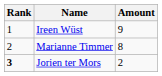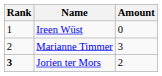(120, 29) 9 -> (120, 29) 0
(120, 46) 8 -> (120, 46) 3
